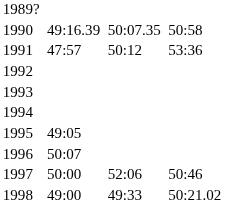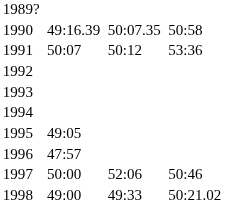(64, 50) 47:57 -> (64, 50) 50:07
(64, 154) 50:07 -> (64, 154) 47:57
